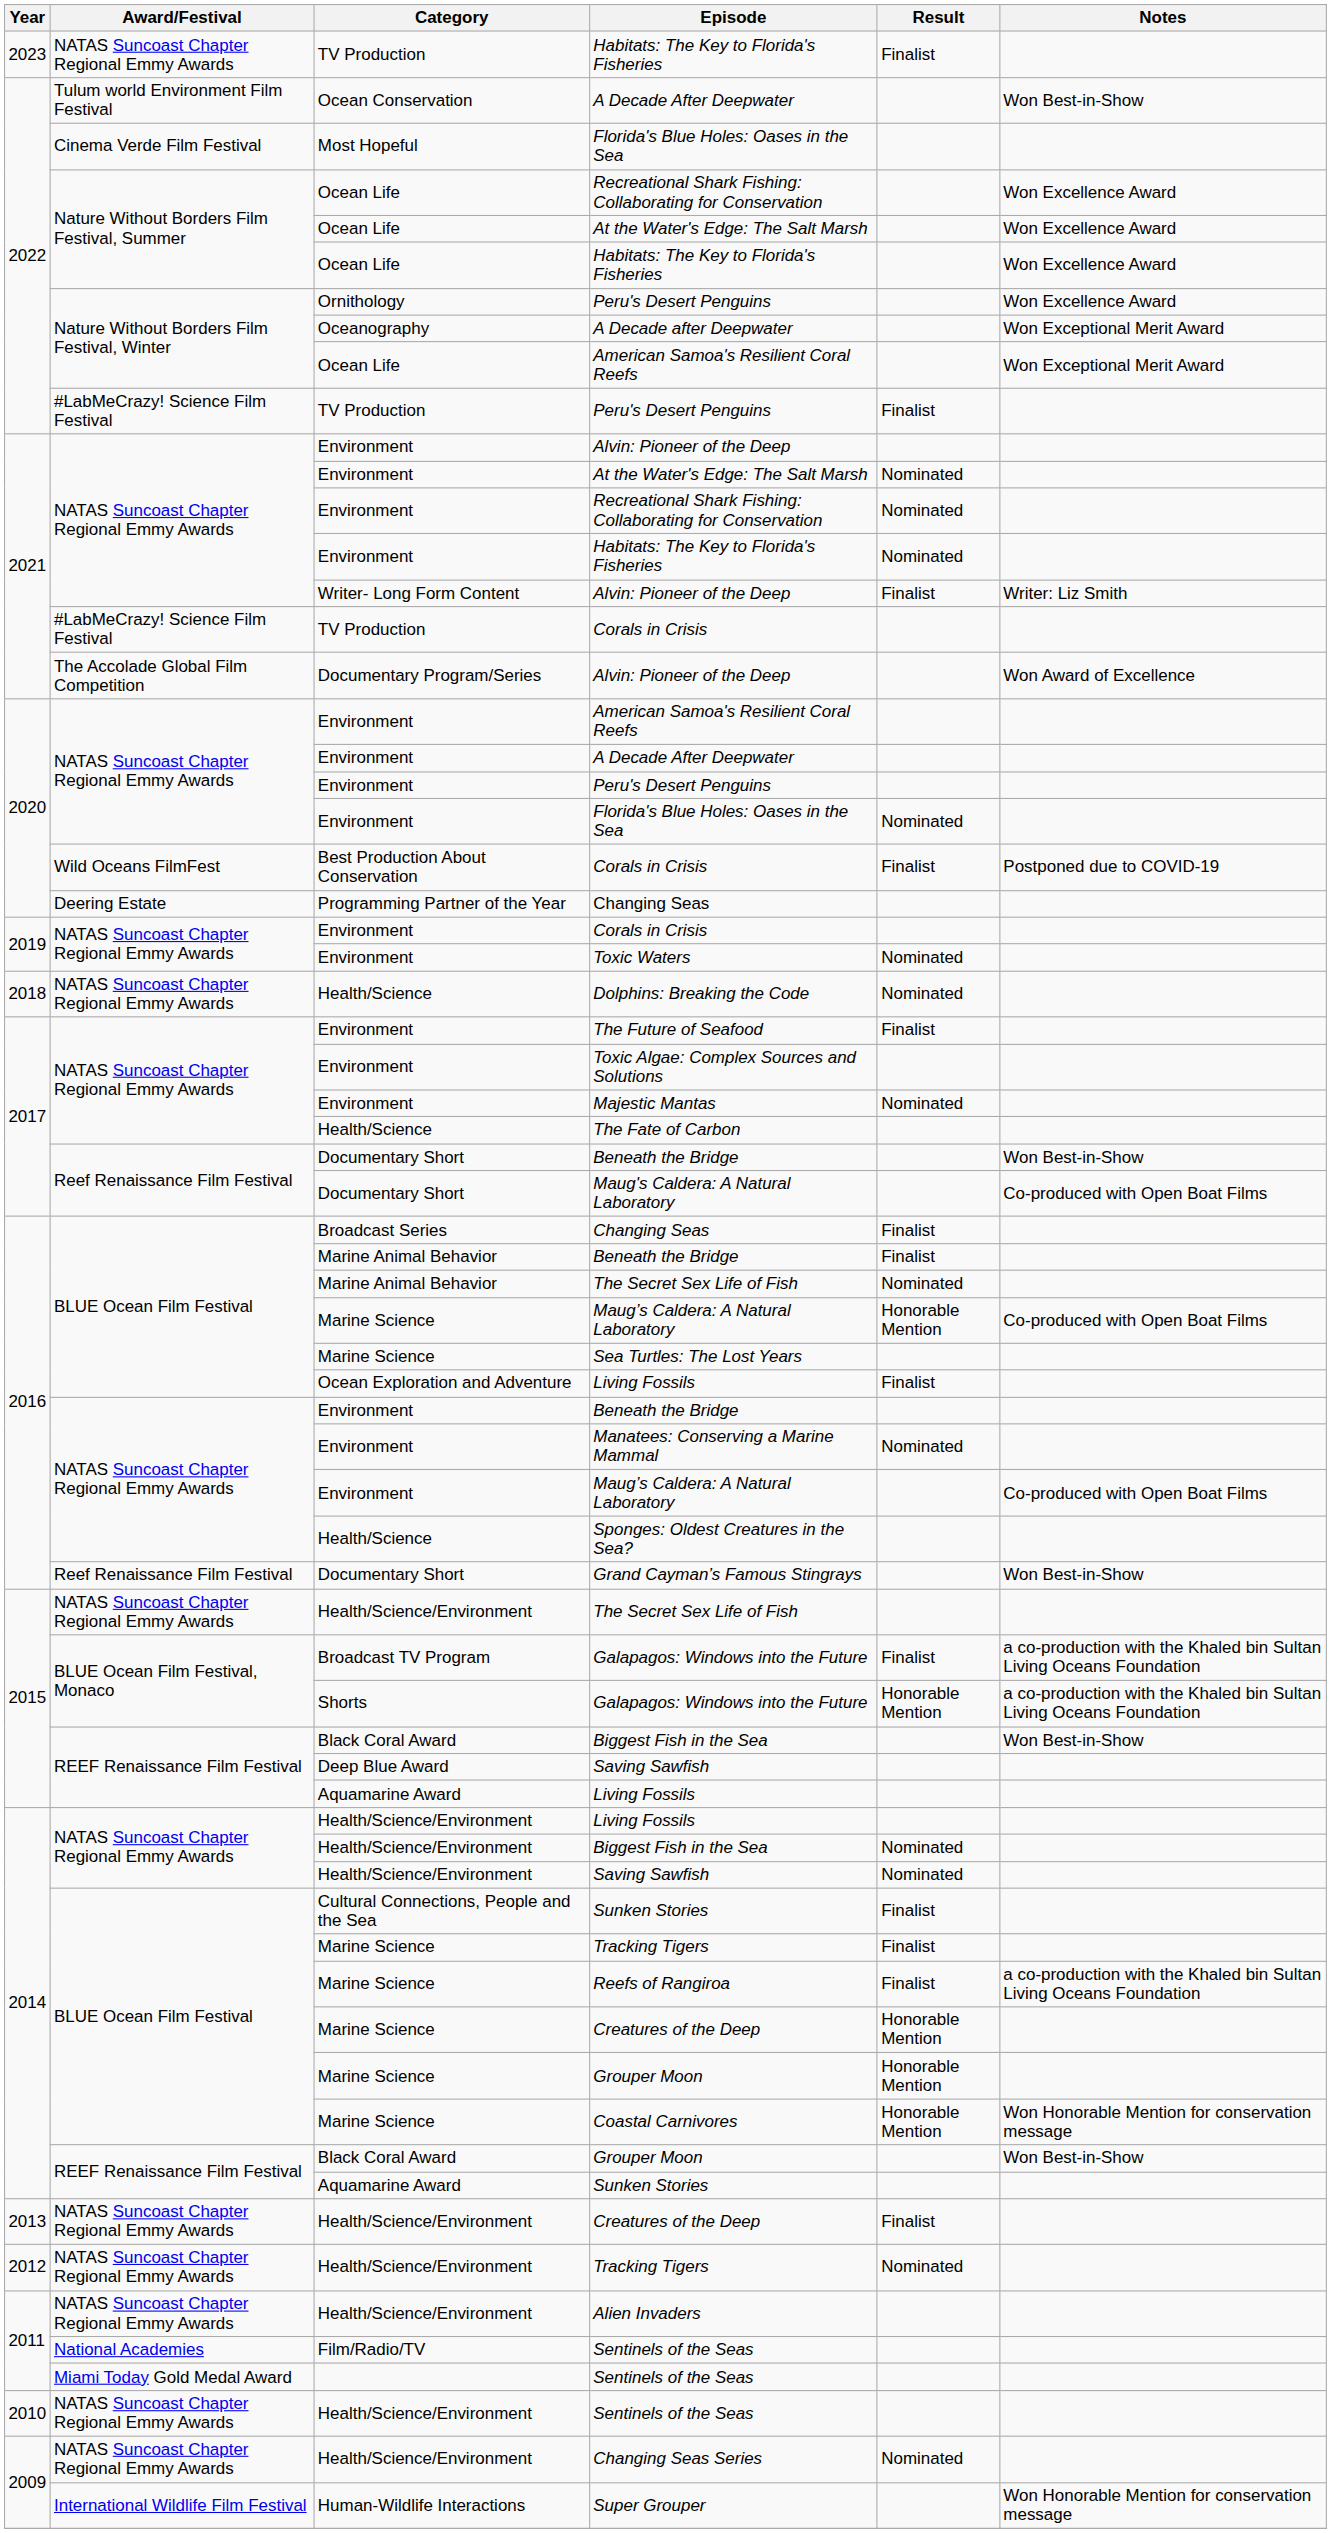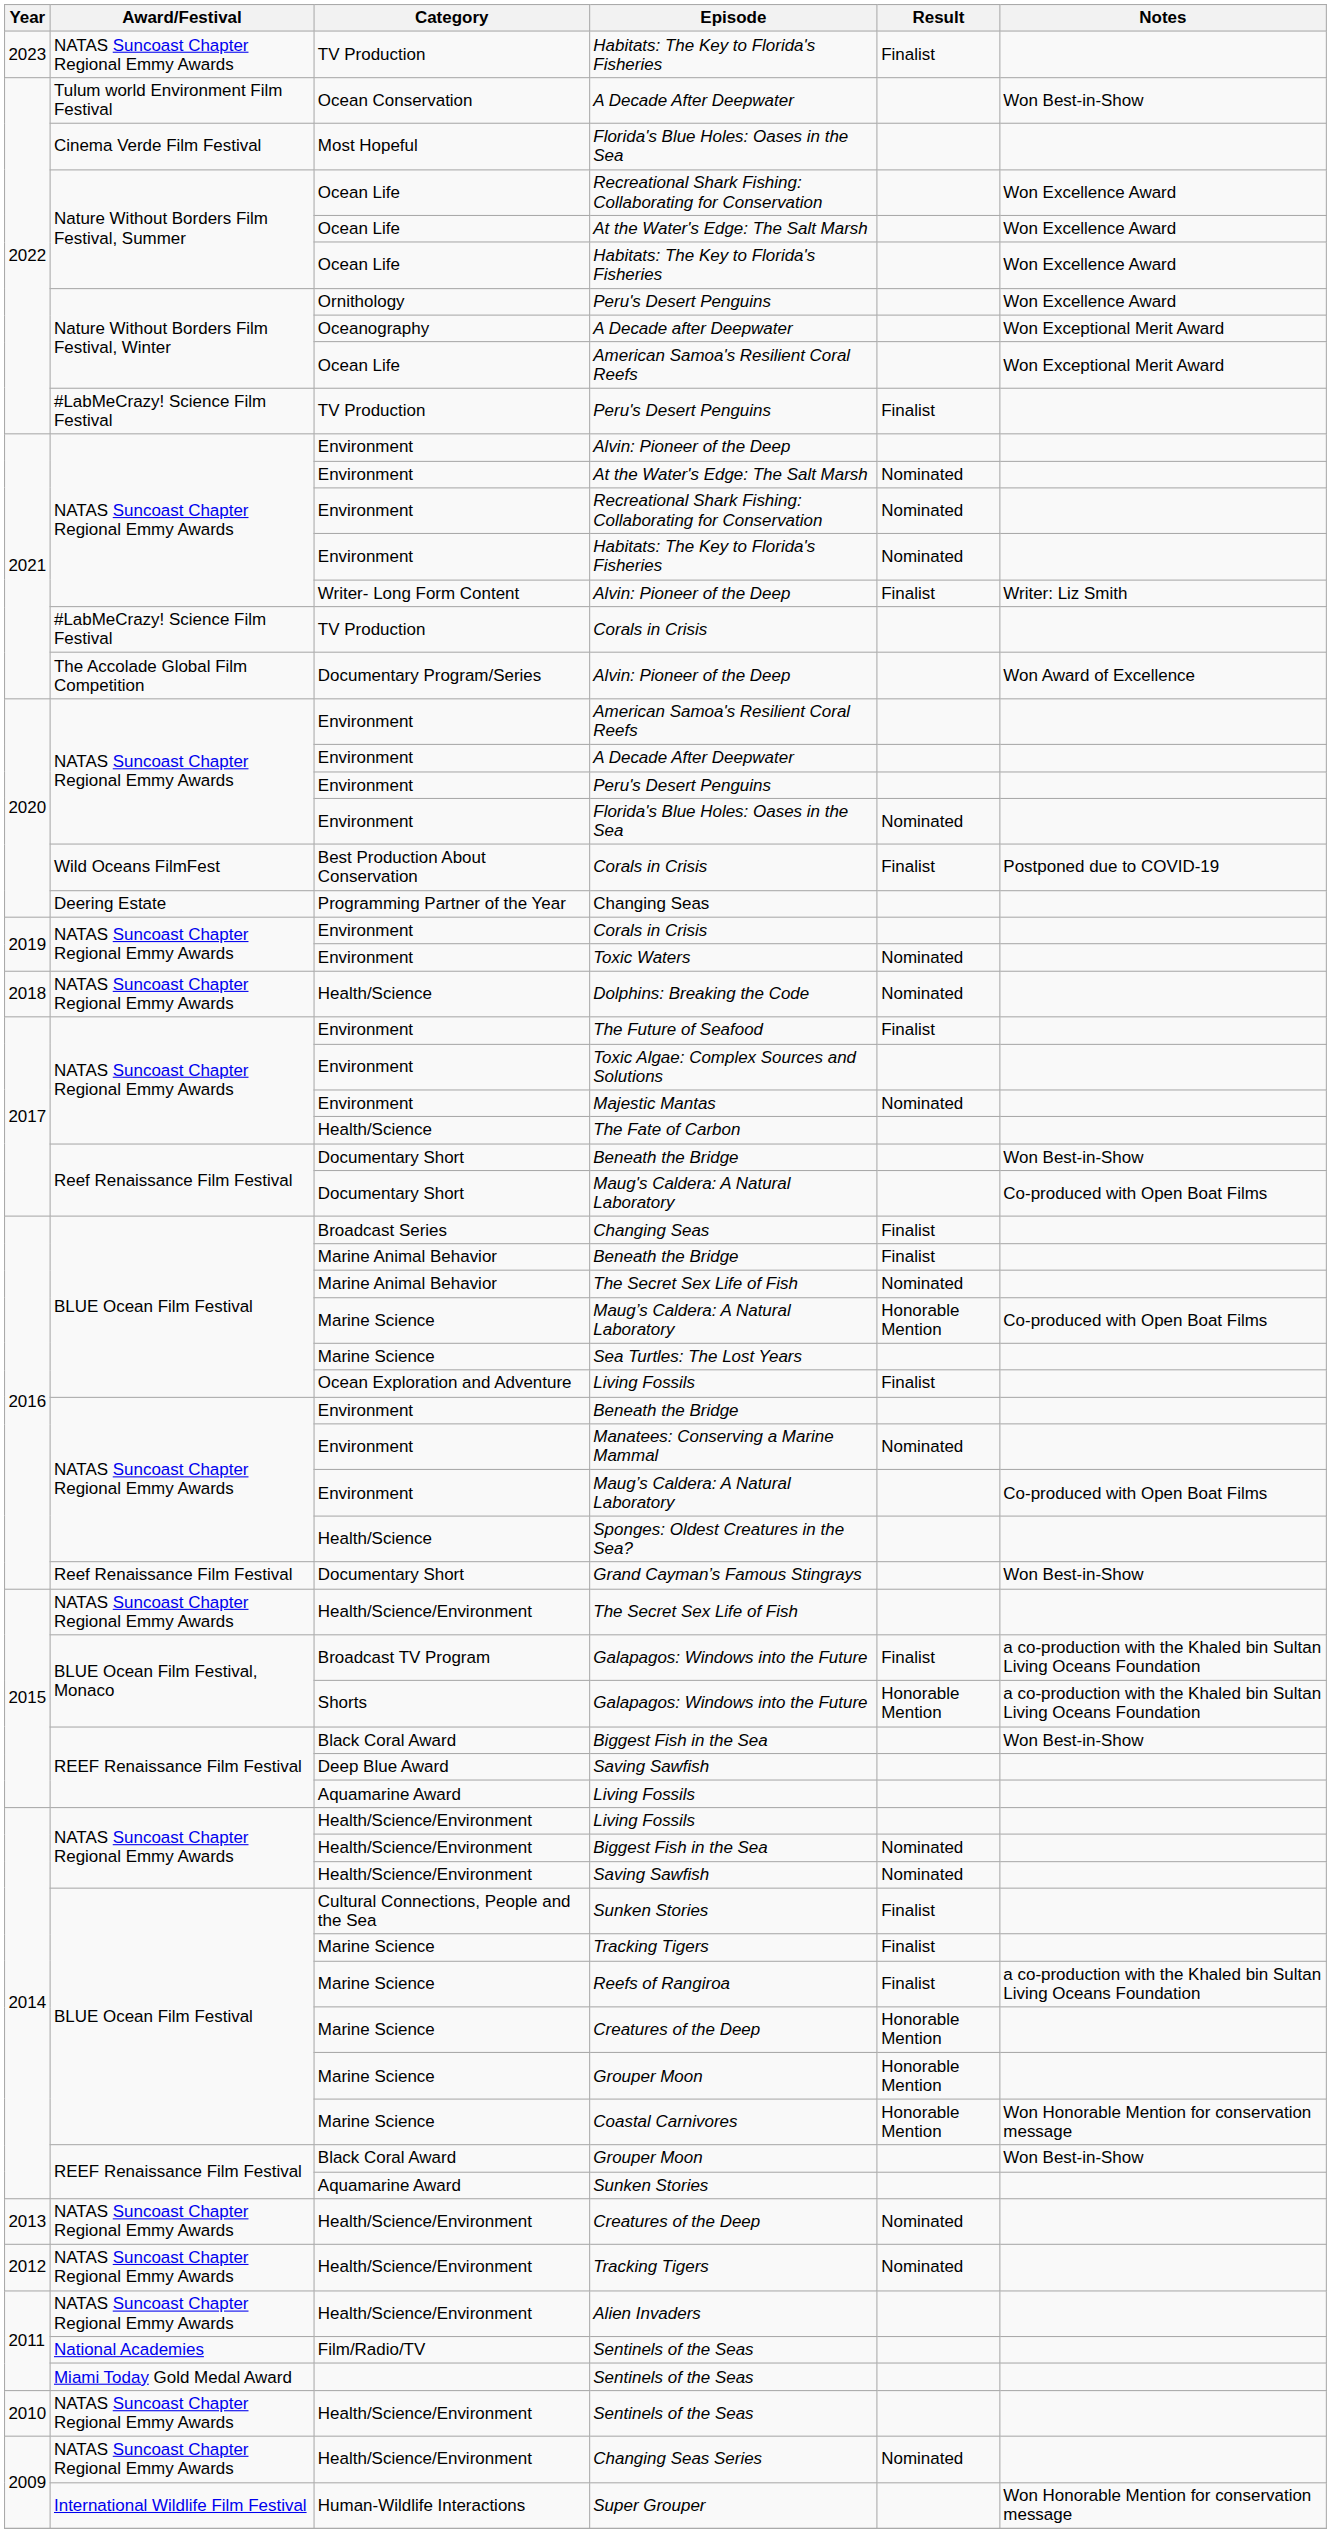(908, 2221) Finalist -> (922, 2221) Nominated
